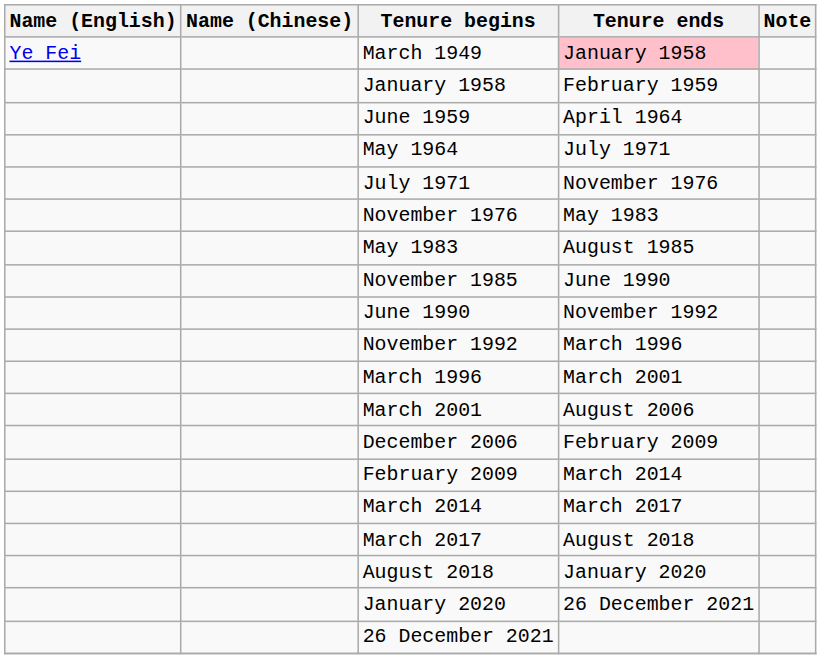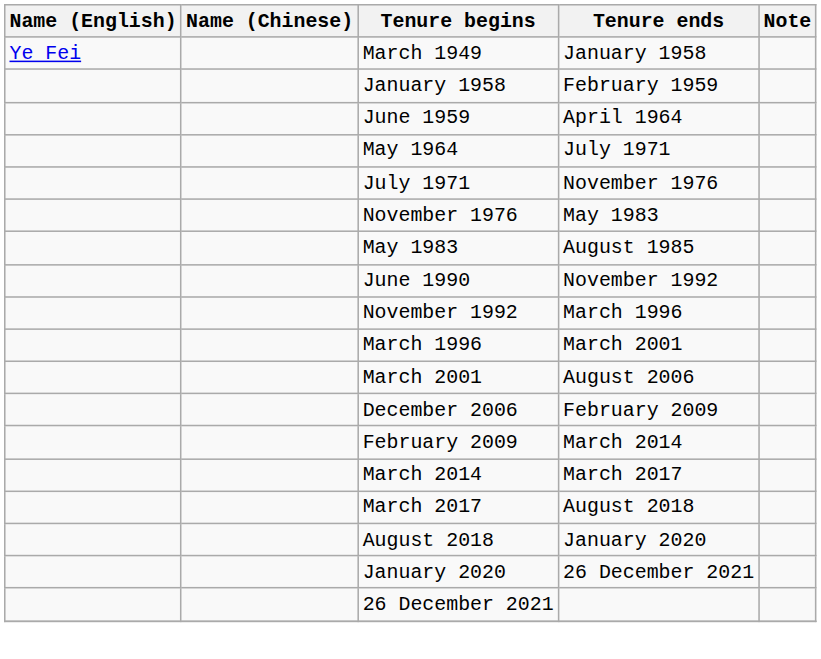(635, 53) pink background -> (635, 53) no background
- row: (440, 280)
